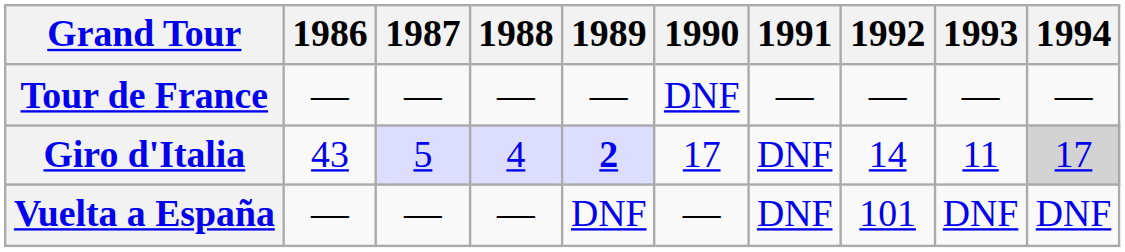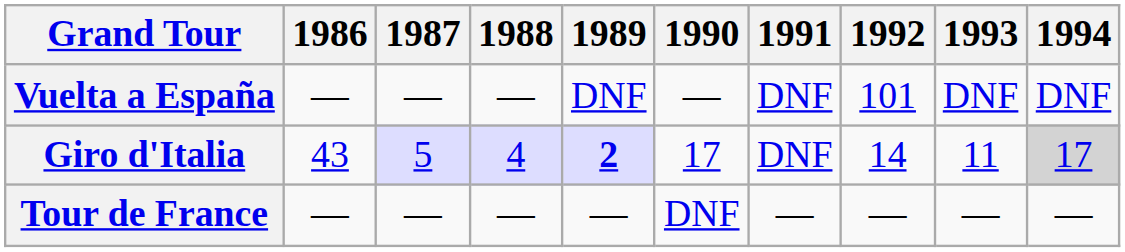rows swapped: (144, 214) <-> (144, 94)
